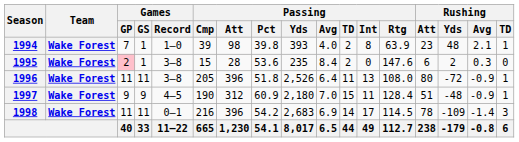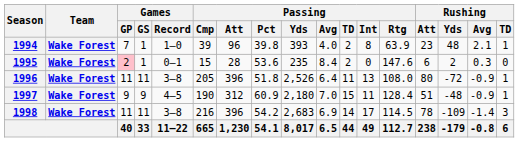(234, 46) 98 -> (234, 46) 96
(173, 62) 3–8 -> (173, 62) 0–1
(173, 112) 0–1 -> (173, 112) 3–8
